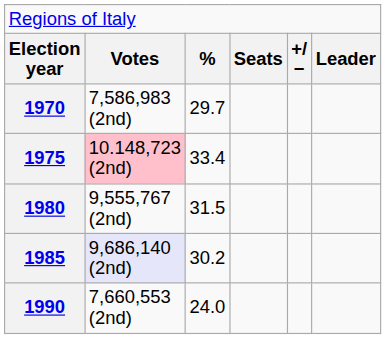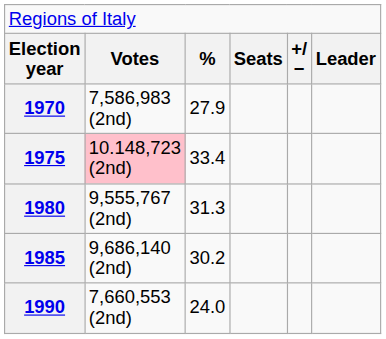(207, 108) 29.7 -> (207, 108) 27.9
(207, 208) 31.5 -> (207, 208) 31.3
(130, 258) lavender background -> (130, 258) no background
